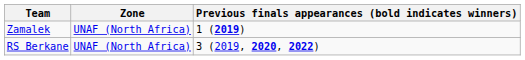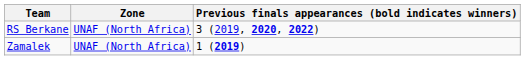rows swapped: (38, 46) <-> (28, 30)
